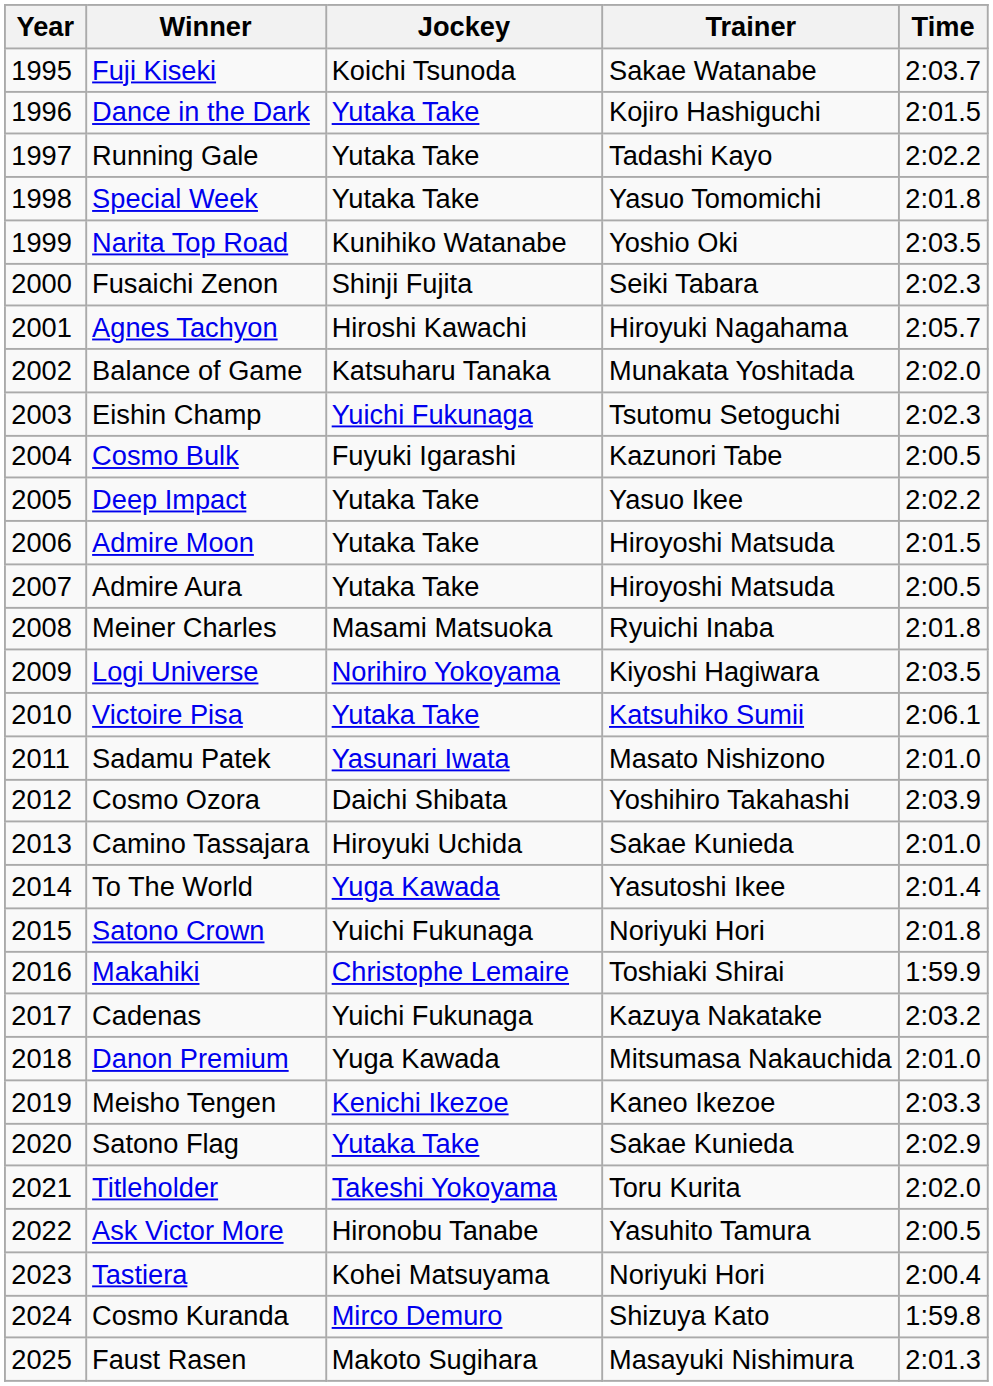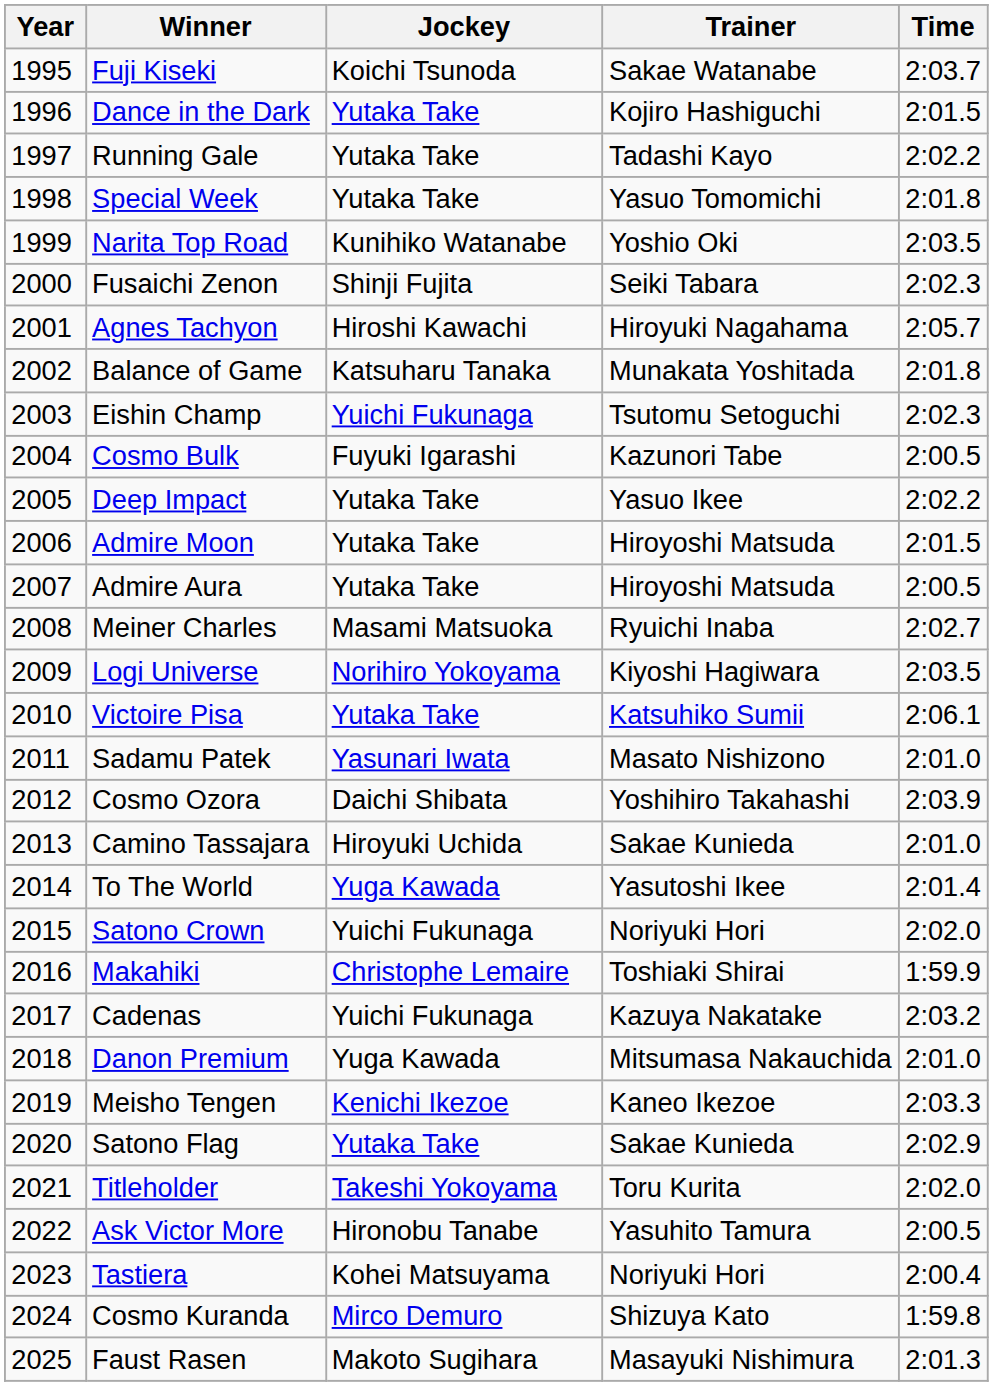(943, 371) 2:02.0 -> (943, 371) 2:01.8
(943, 629) 2:01.8 -> (943, 629) 2:02.7
(943, 930) 2:01.8 -> (943, 930) 2:02.0
